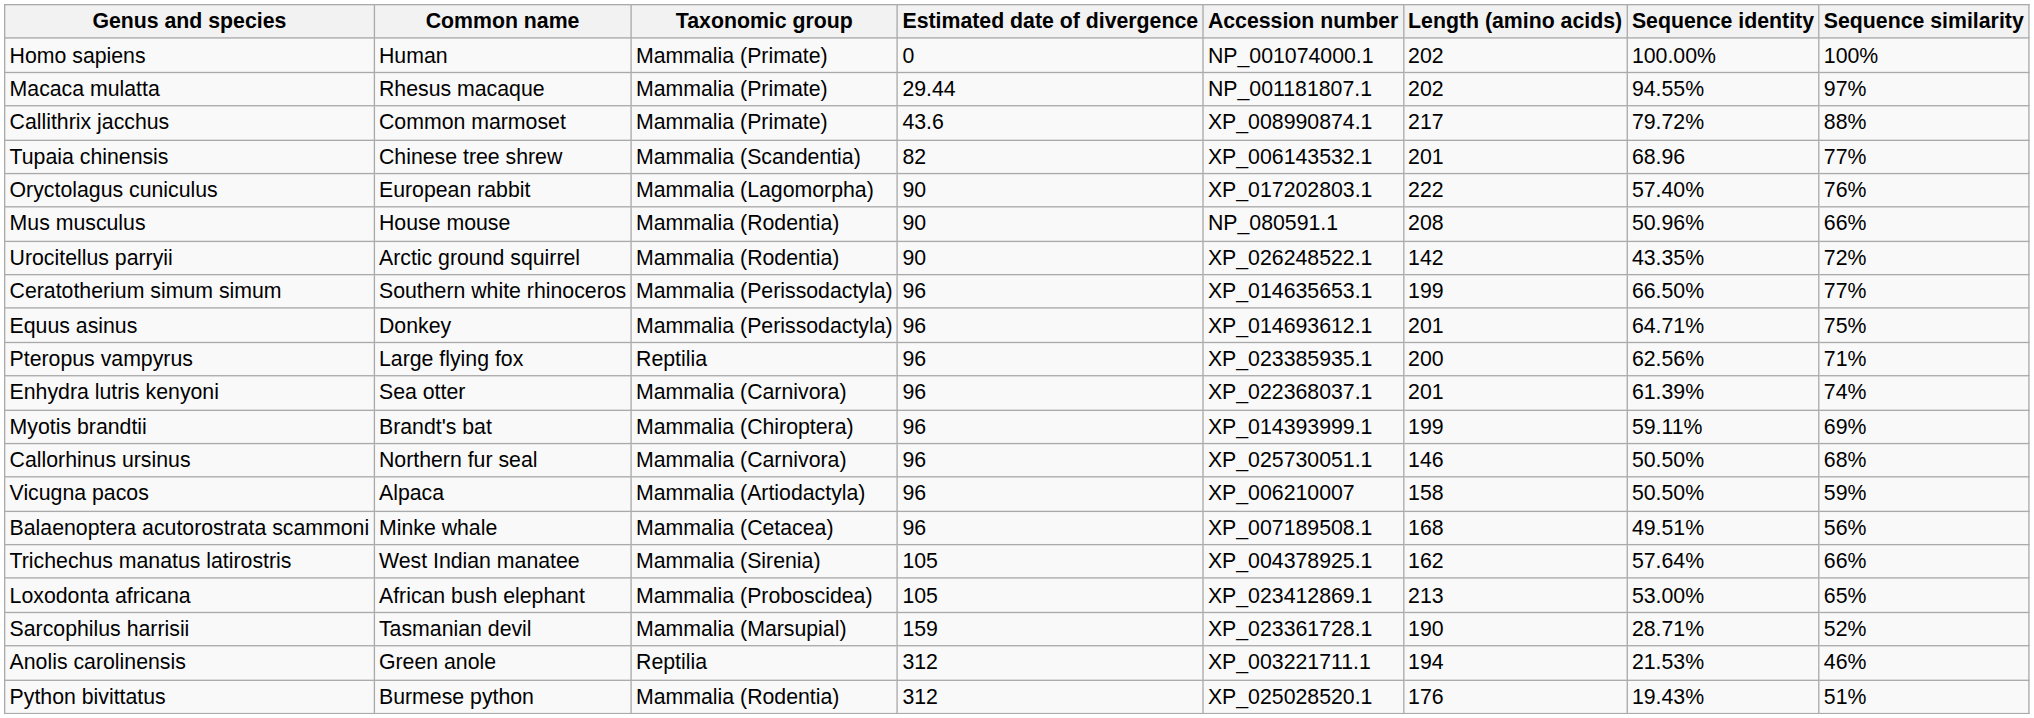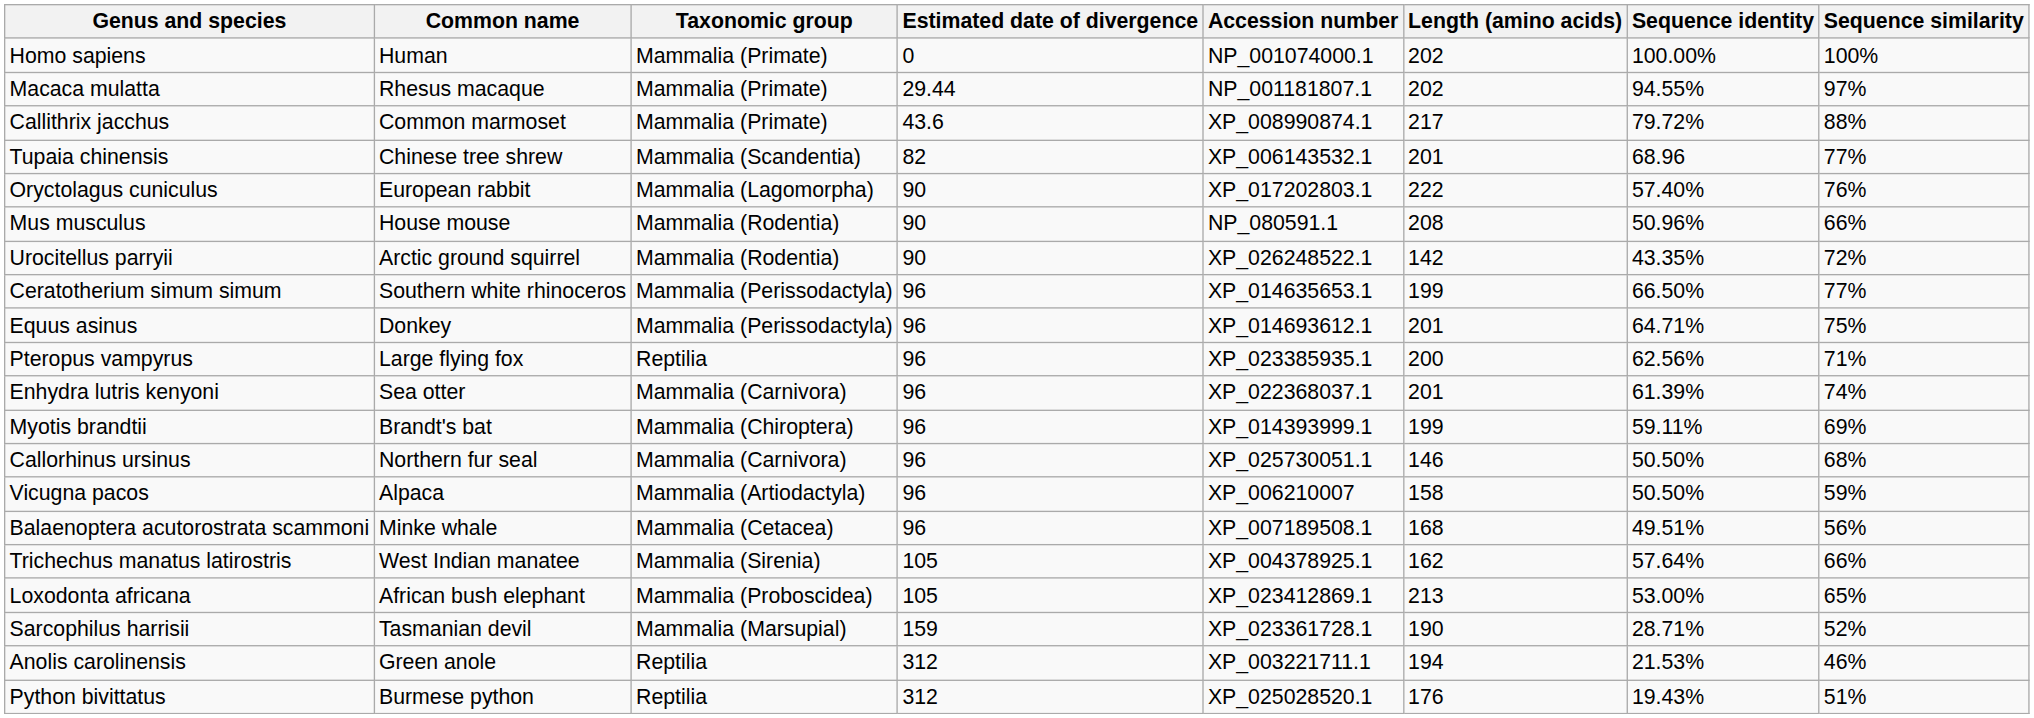(738, 696) Mammalia (Rodentia) -> (672, 696) Reptilia
